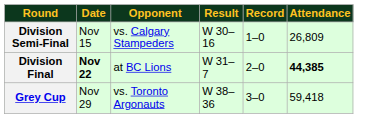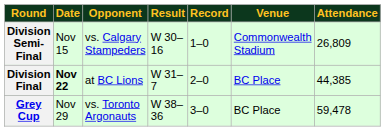+ column: (273, 13)
(307, 67) bold -> (334, 80) normal
(307, 98) 59,418 -> (334, 110) 59,478
